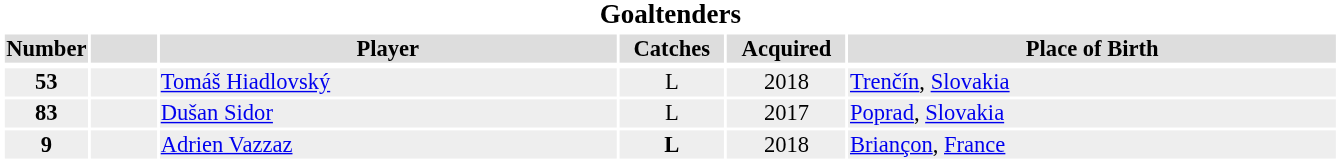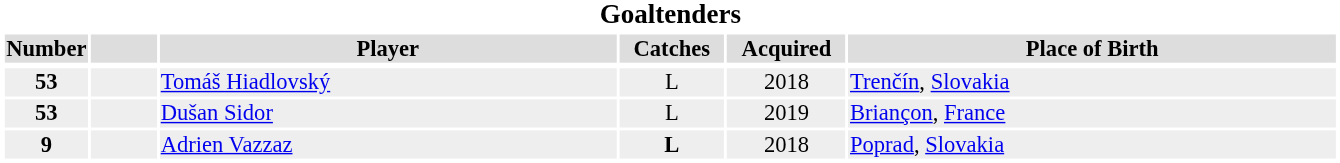(46, 113) 83 -> (46, 113) 53
(787, 113) 2017 -> (787, 113) 2019
(927, 113) Poprad, Slovakia -> (928, 113) Briançon, France
(928, 144) Briançon, France -> (927, 144) Poprad, Slovakia
